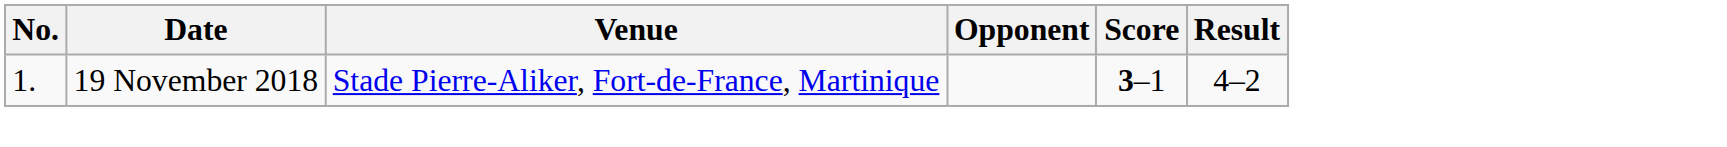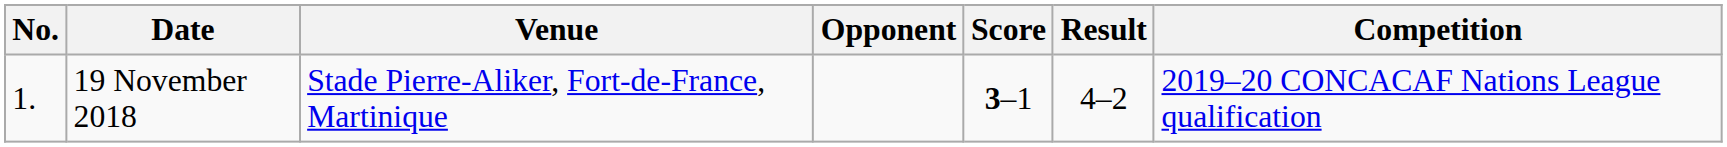+ column: (1438, 29)
